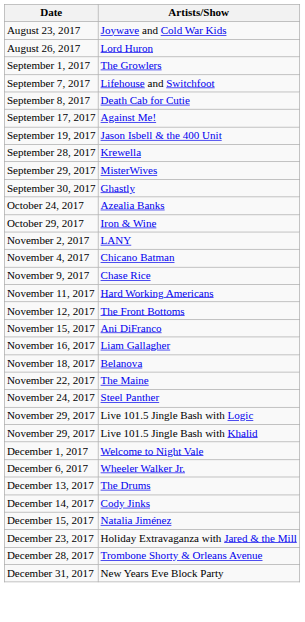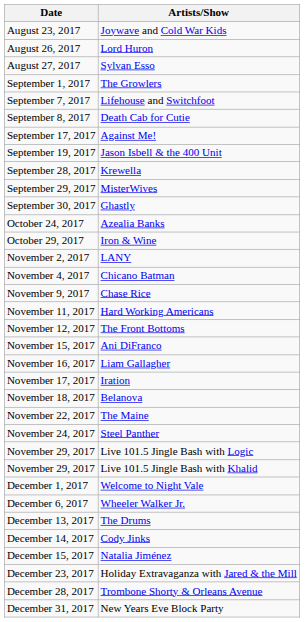+ row: (128, 65)
+ row: (115, 380)
